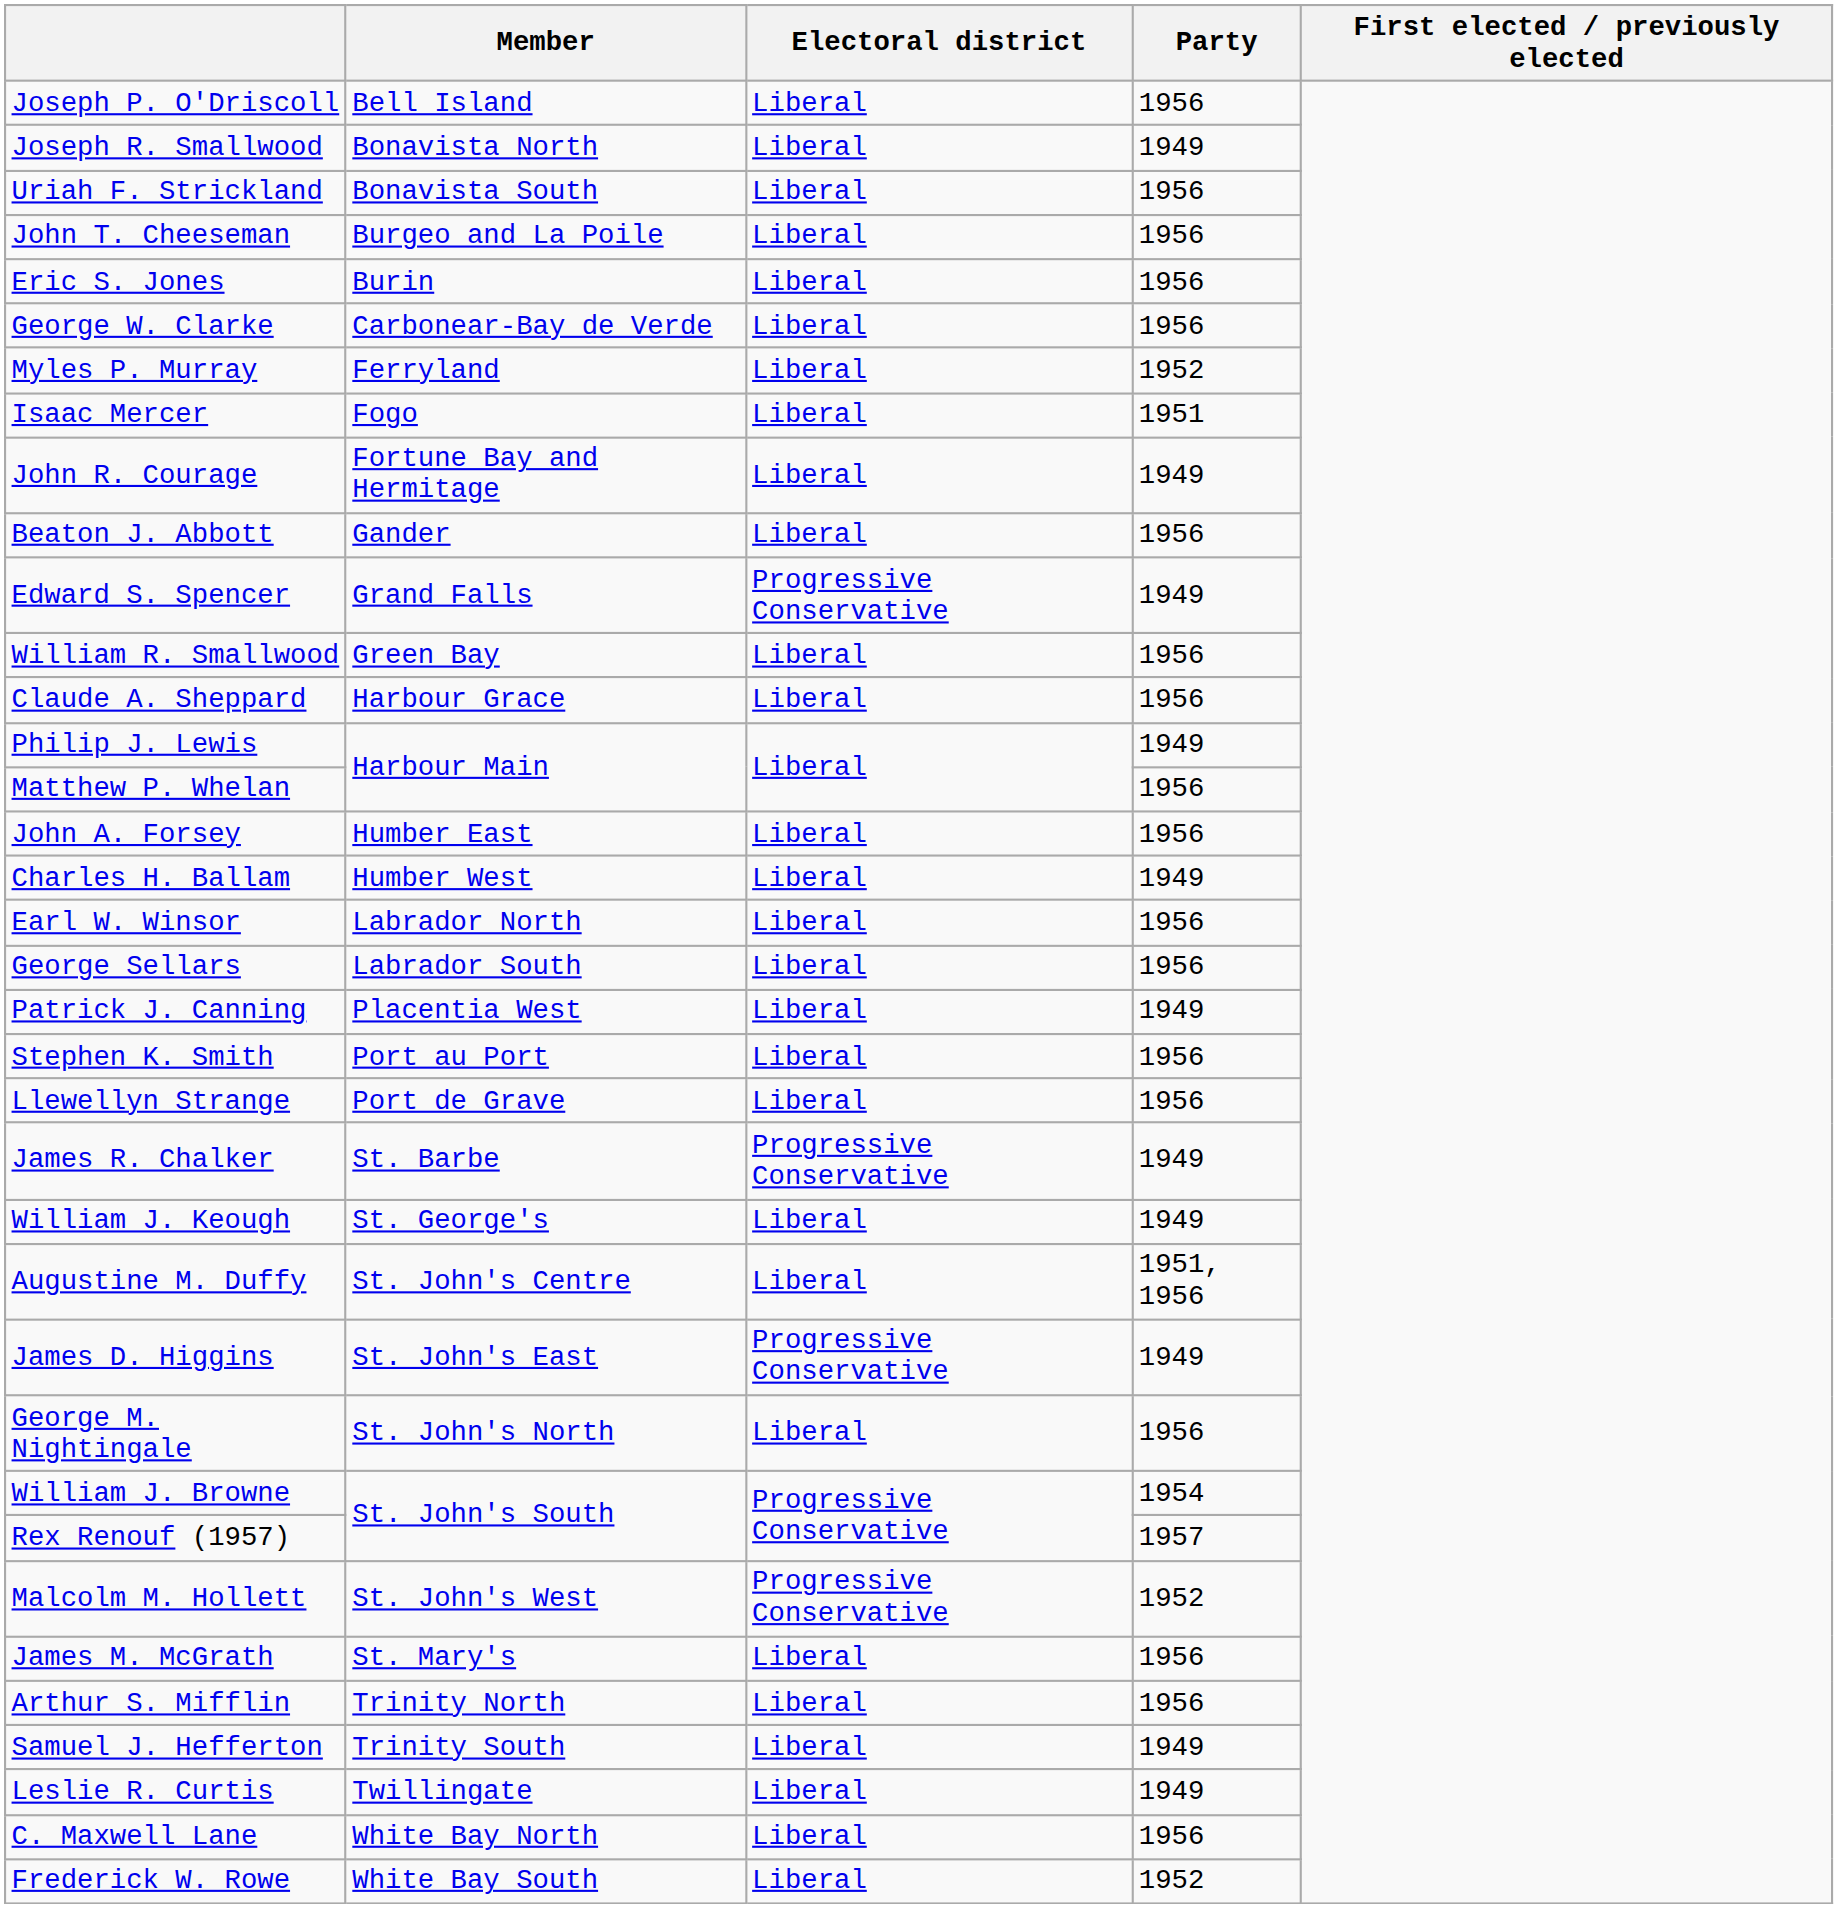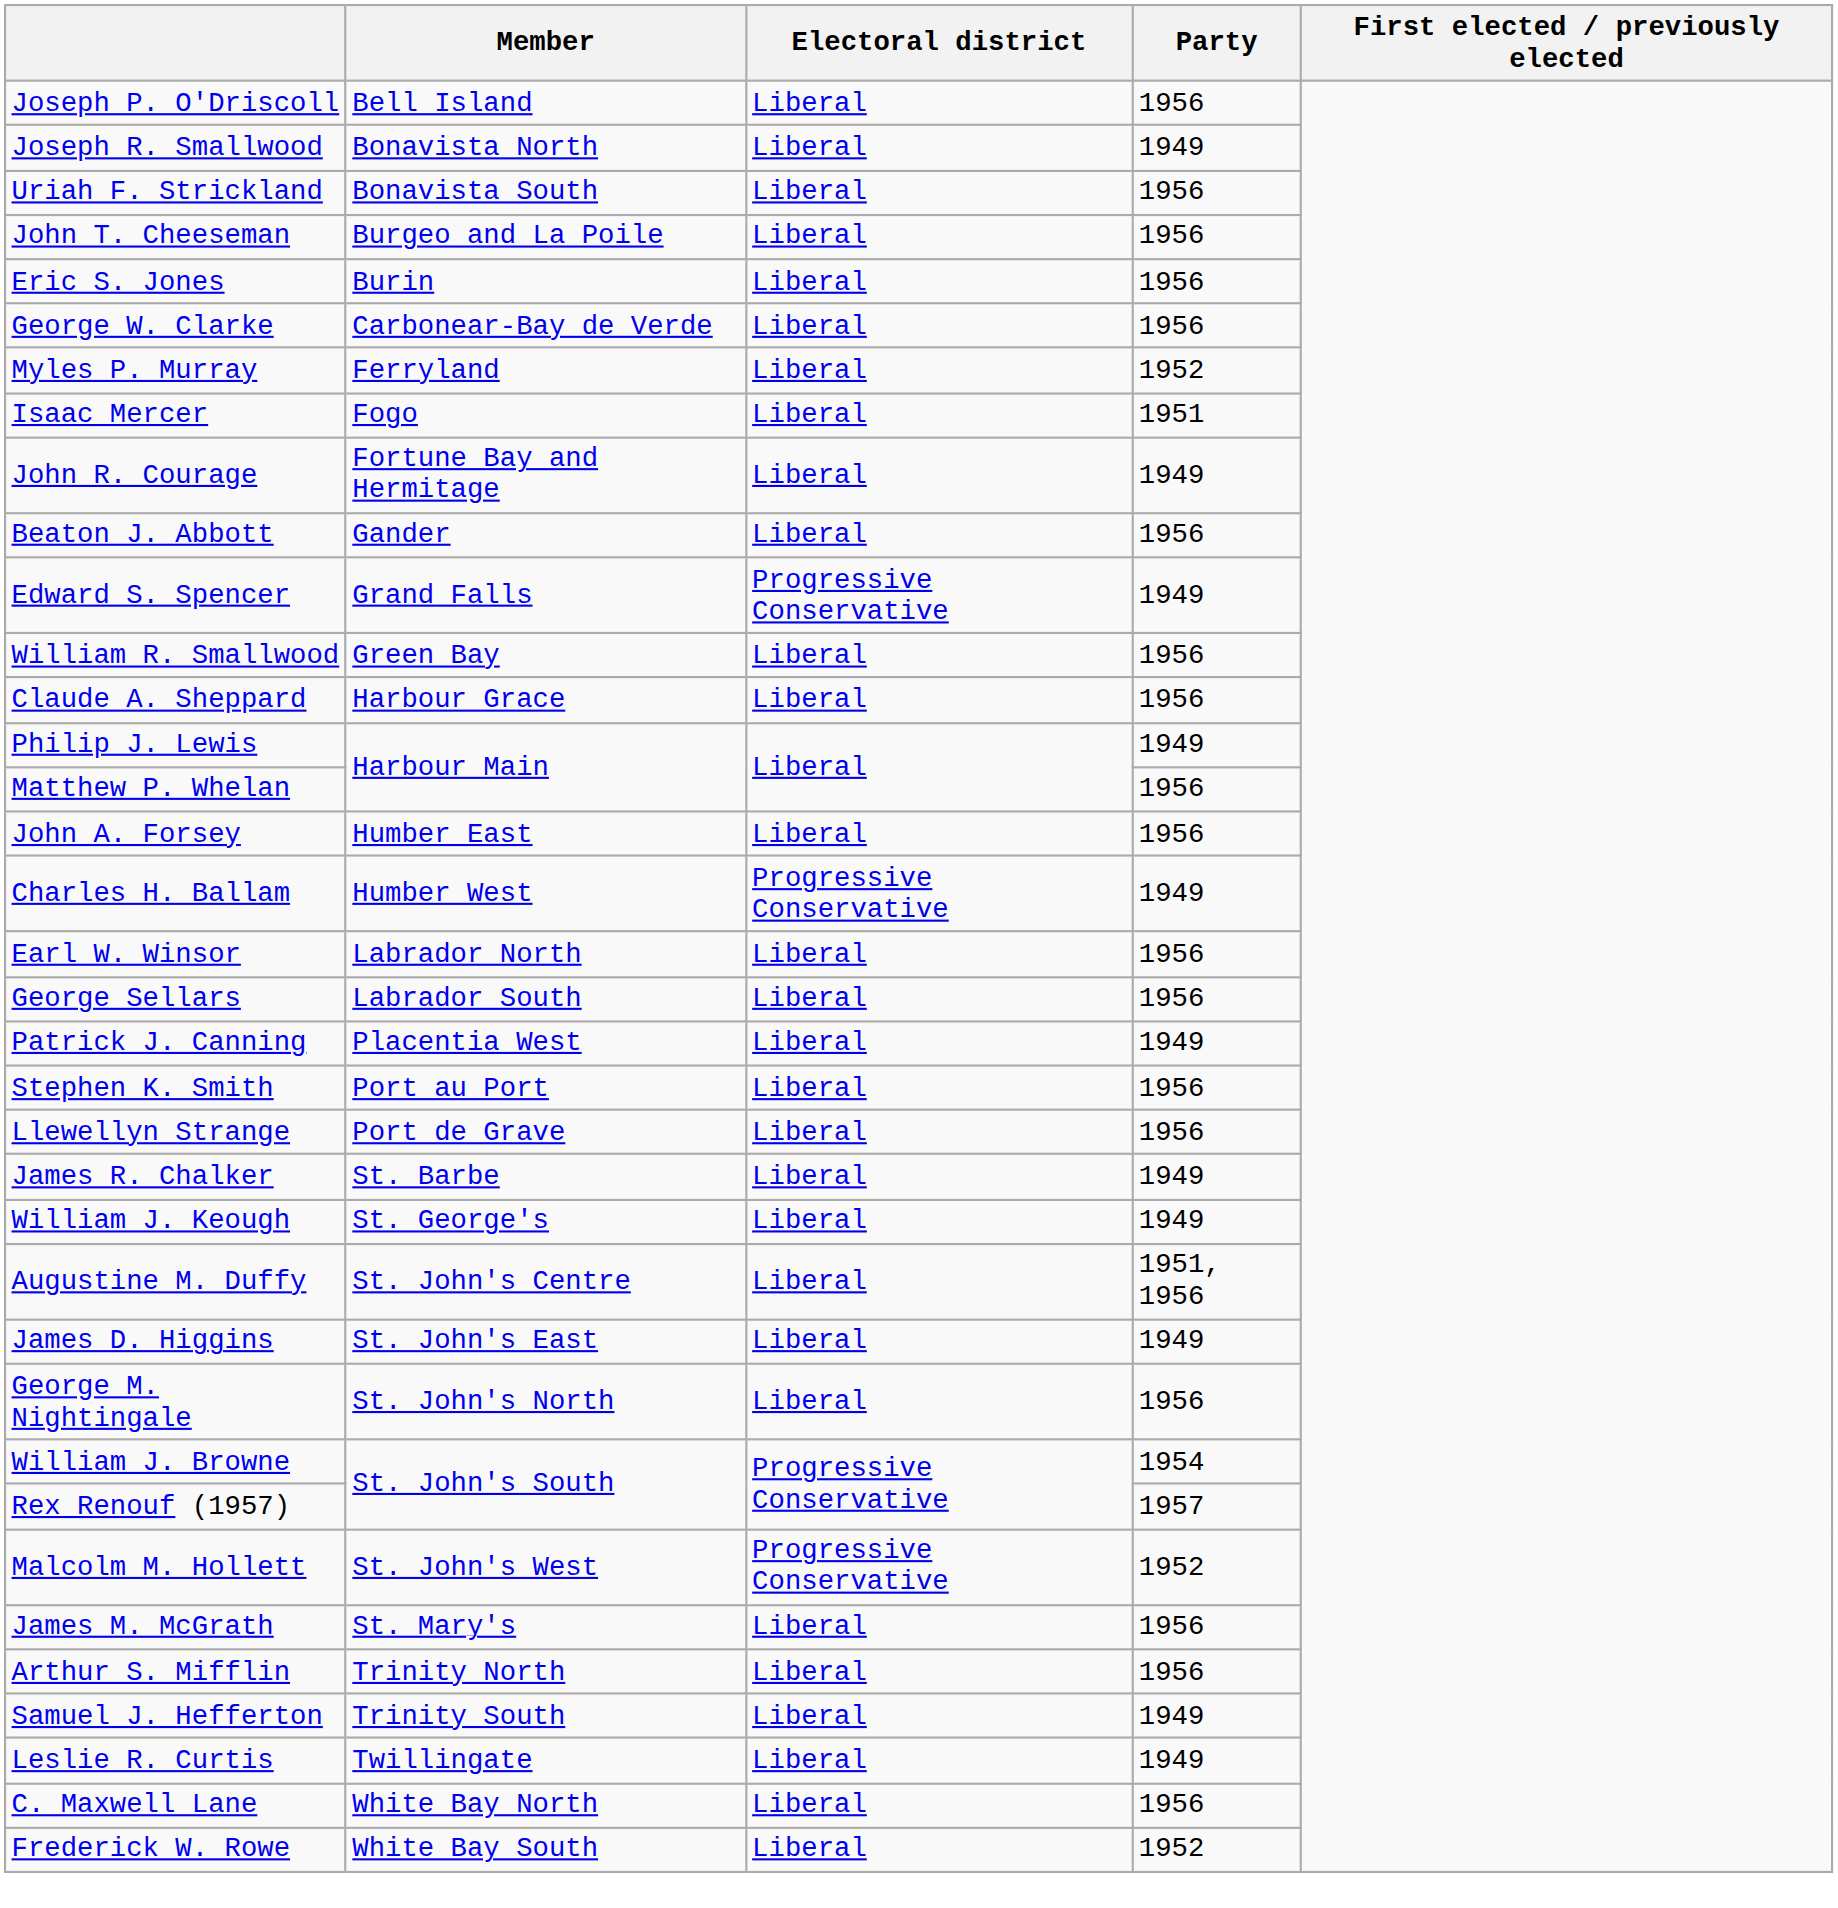(809, 878) Liberal -> (850, 894) Progressive Conservative
(850, 1161) Progressive Conservative -> (809, 1177) Liberal
(850, 1357) Progressive Conservative -> (809, 1342) Liberal
